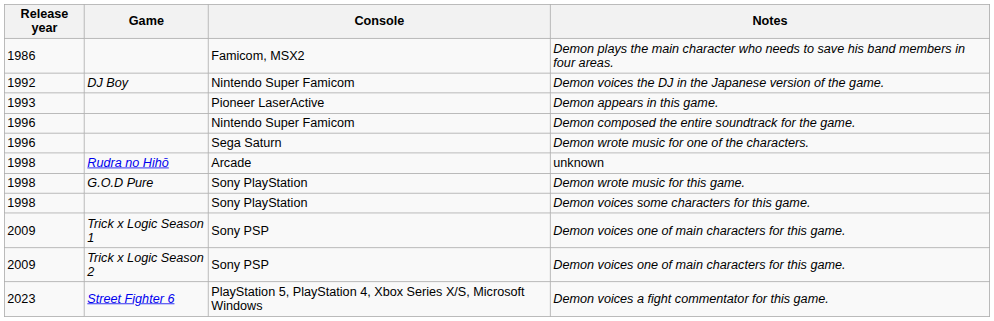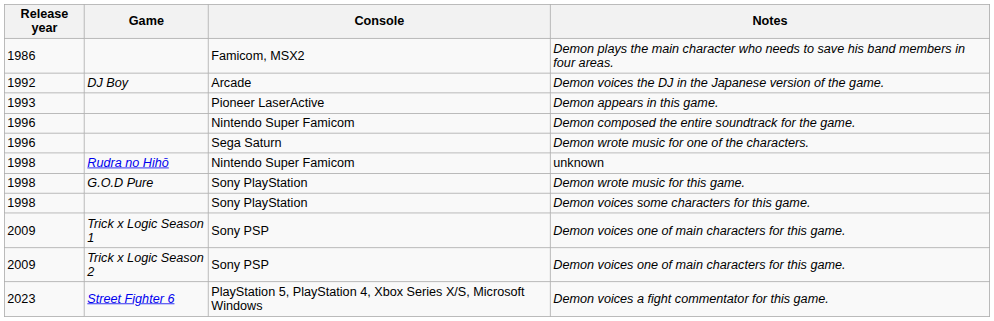(283, 83) Nintendo Super Famicom -> (231, 83) Arcade
(231, 163) Arcade -> (283, 163) Nintendo Super Famicom
